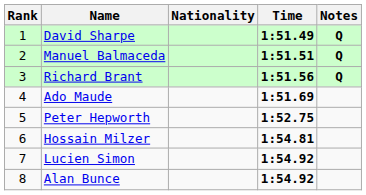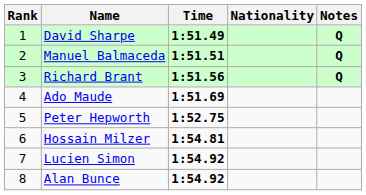columns swapped: (213, 15) <-> (287, 15)
